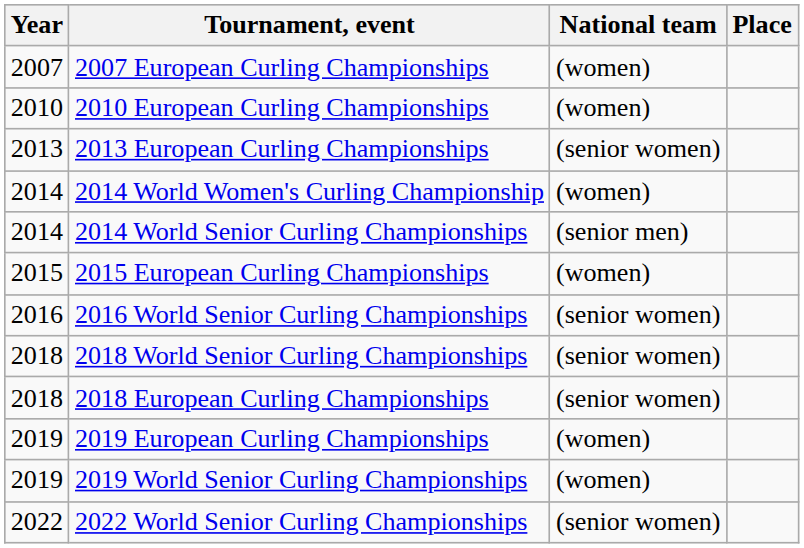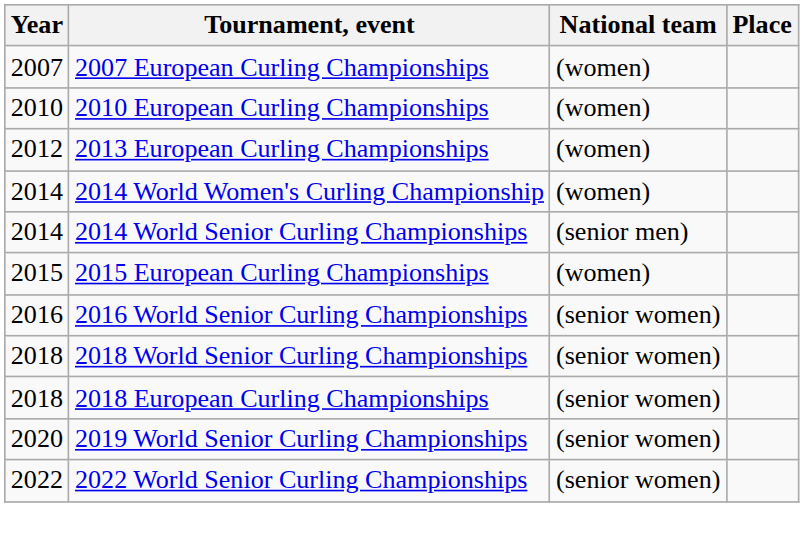(37, 149) 2013 -> (37, 149) 2012
(638, 149) (senior women) -> (603, 149) (women)
- row: (282, 438)
(37, 480) 2019 -> (37, 438) 2020
(603, 480) (women) -> (638, 438) (senior women)
